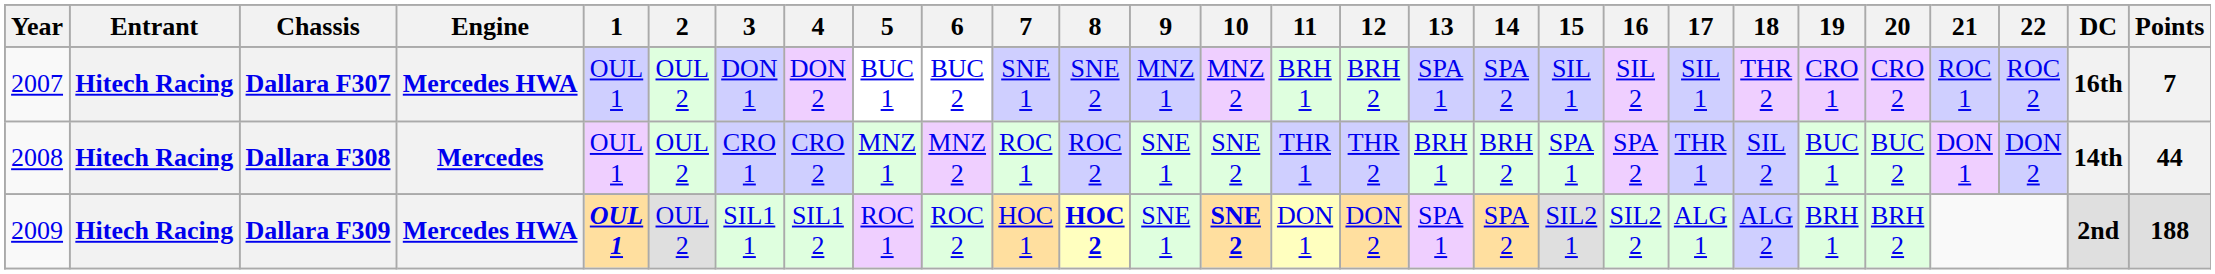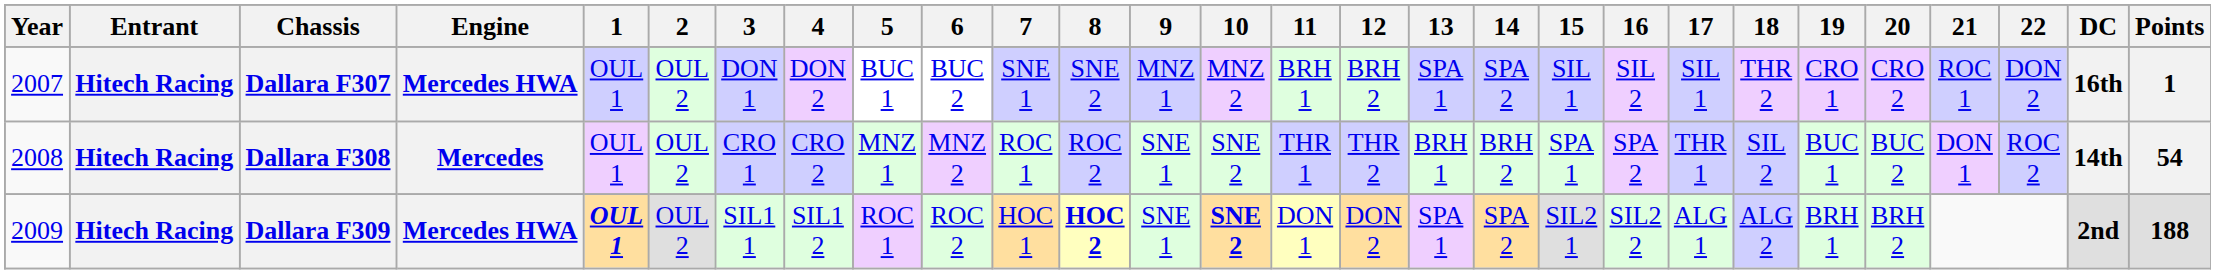(2033, 83) ROC 2 -> (2033, 83) DON 2
(2170, 83) 7 -> (2170, 83) 1
(2033, 157) DON 2 -> (2033, 157) ROC 2
(2170, 157) 44 -> (2170, 157) 54
